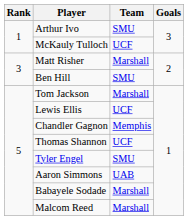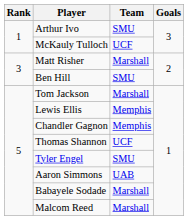(123, 110) UCF -> (132, 110) Memphis
